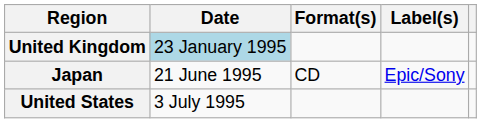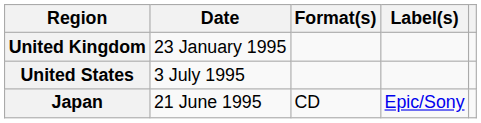(220, 46) lightblue background -> (220, 46) no background
rows swapped: (77, 74) <-> (77, 103)
